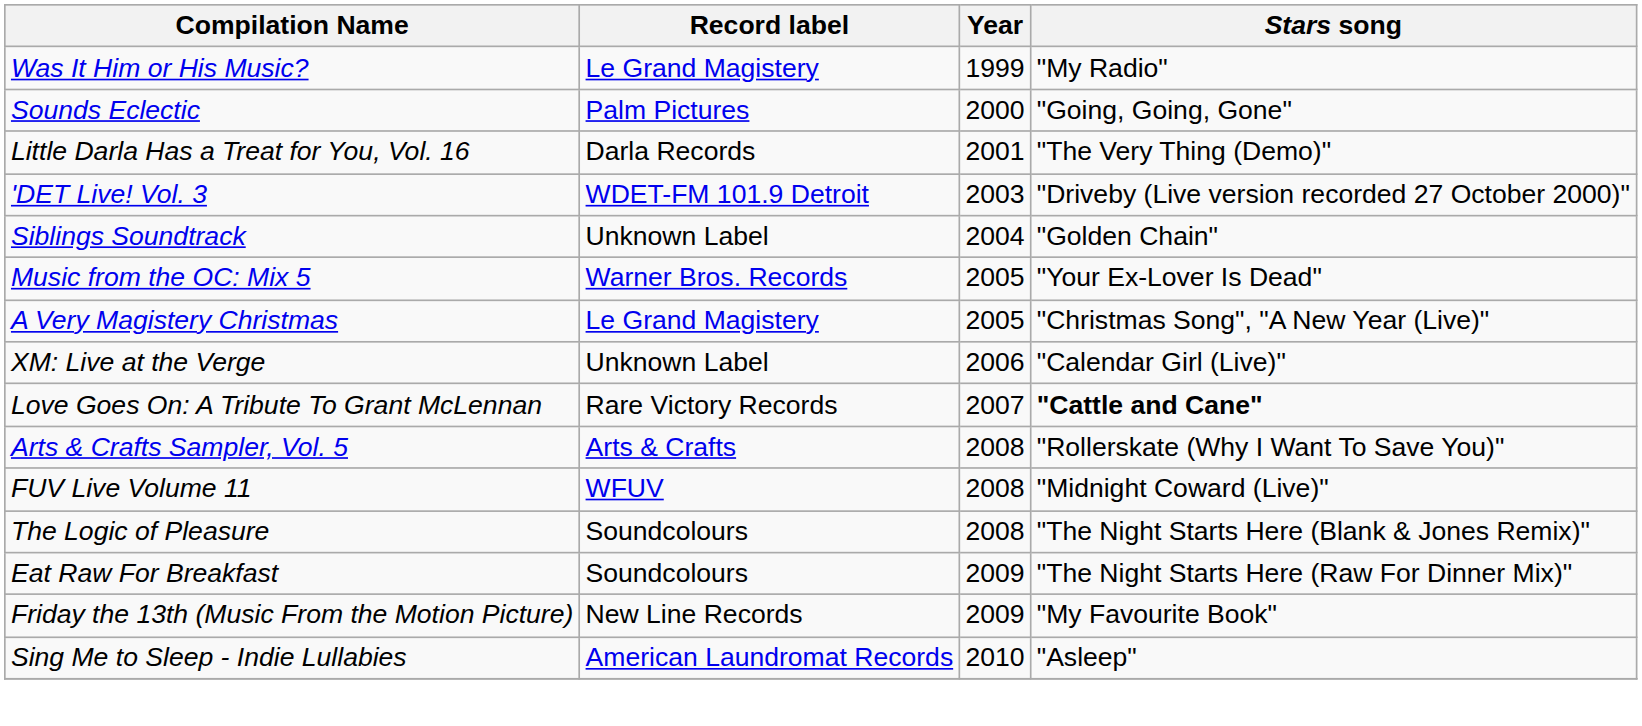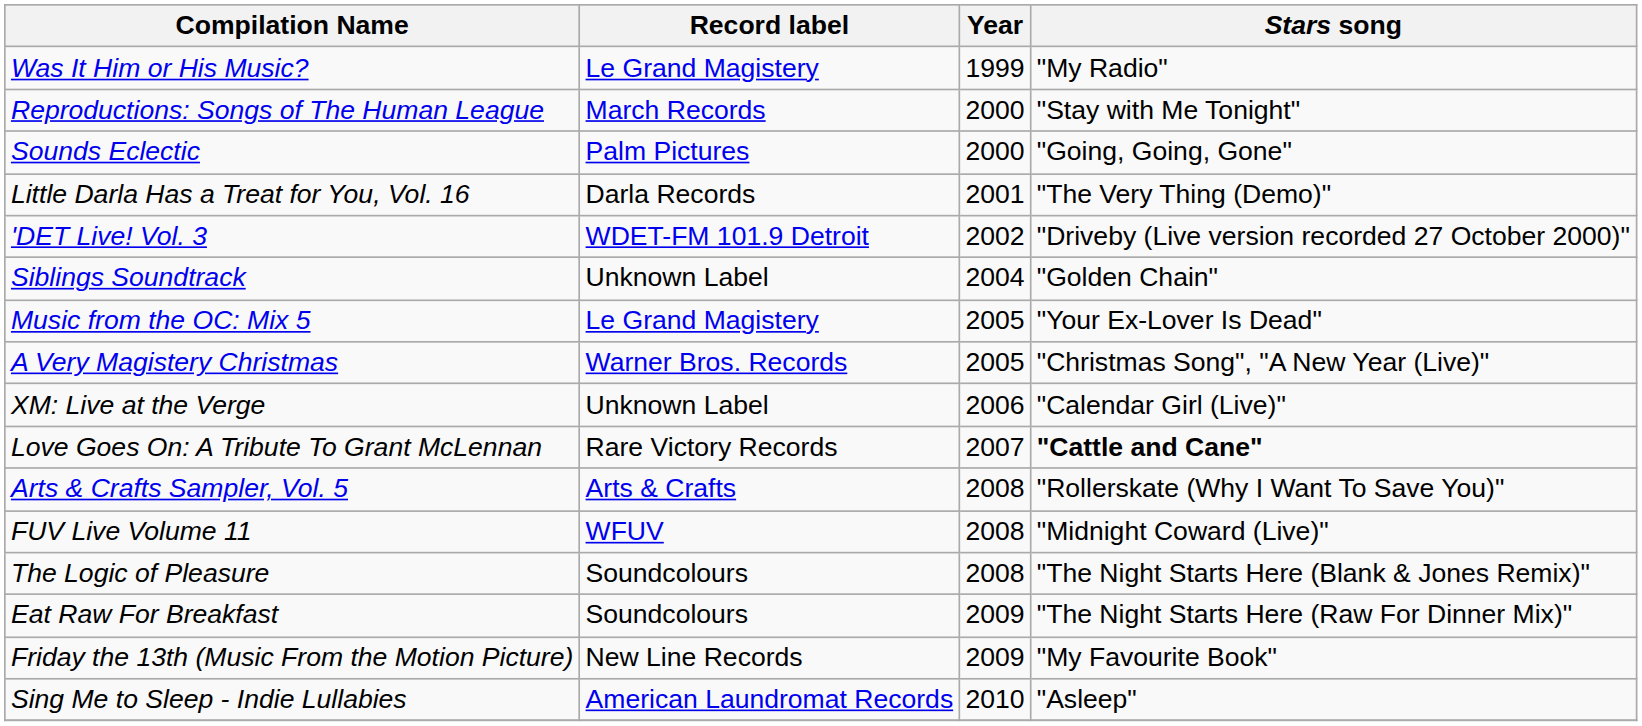+ row: (277, 109)
(995, 194) 2003 -> (995, 236) 2002
(716, 278) Warner Bros. Records -> (702, 320) Le Grand Magistery
(702, 320) Le Grand Magistery -> (716, 362) Warner Bros. Records
